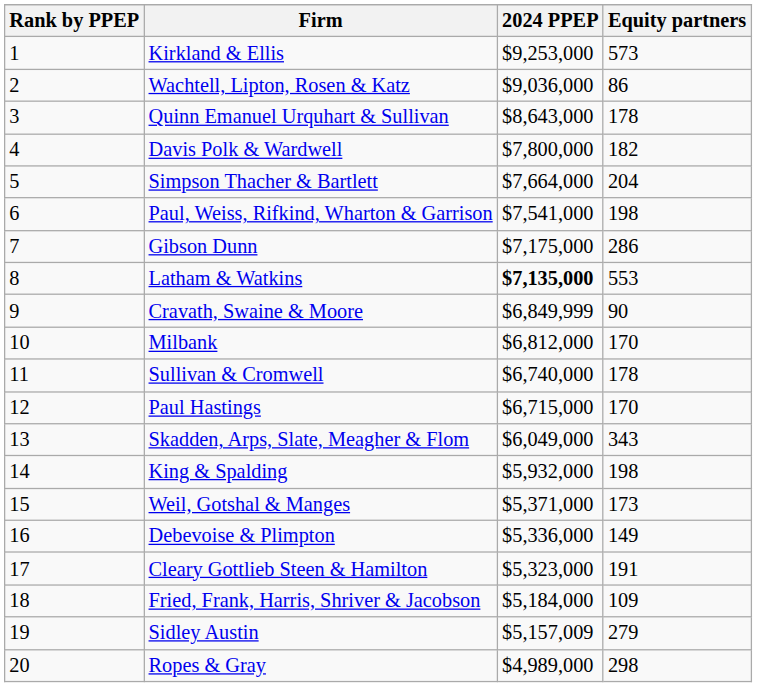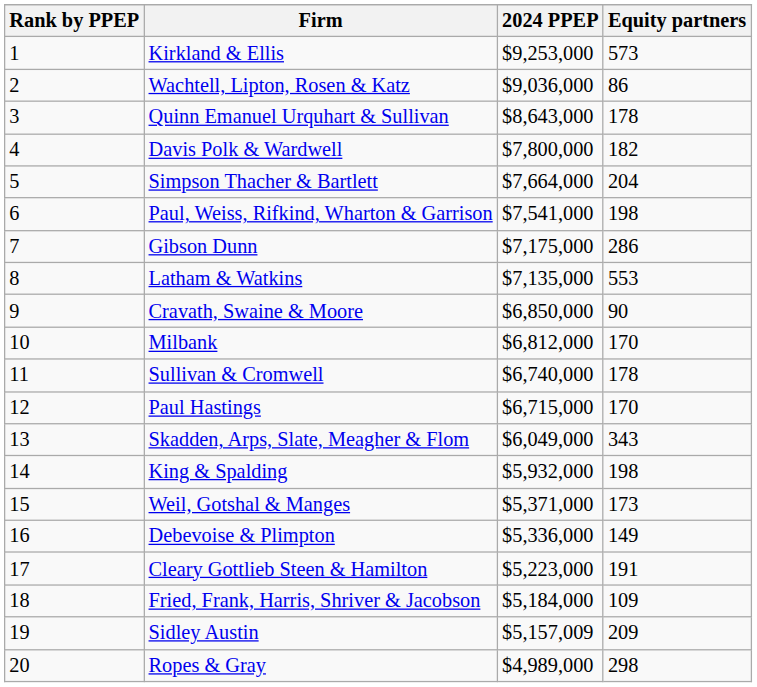(548, 278) bold -> (548, 278) normal
(548, 310) $6,849,999 -> (548, 310) $6,850,000
(548, 568) $5,323,000 -> (548, 568) $5,223,000
(623, 632) 279 -> (623, 632) 209
